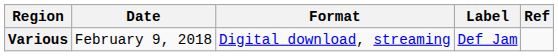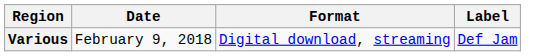- column: (537, 16)
